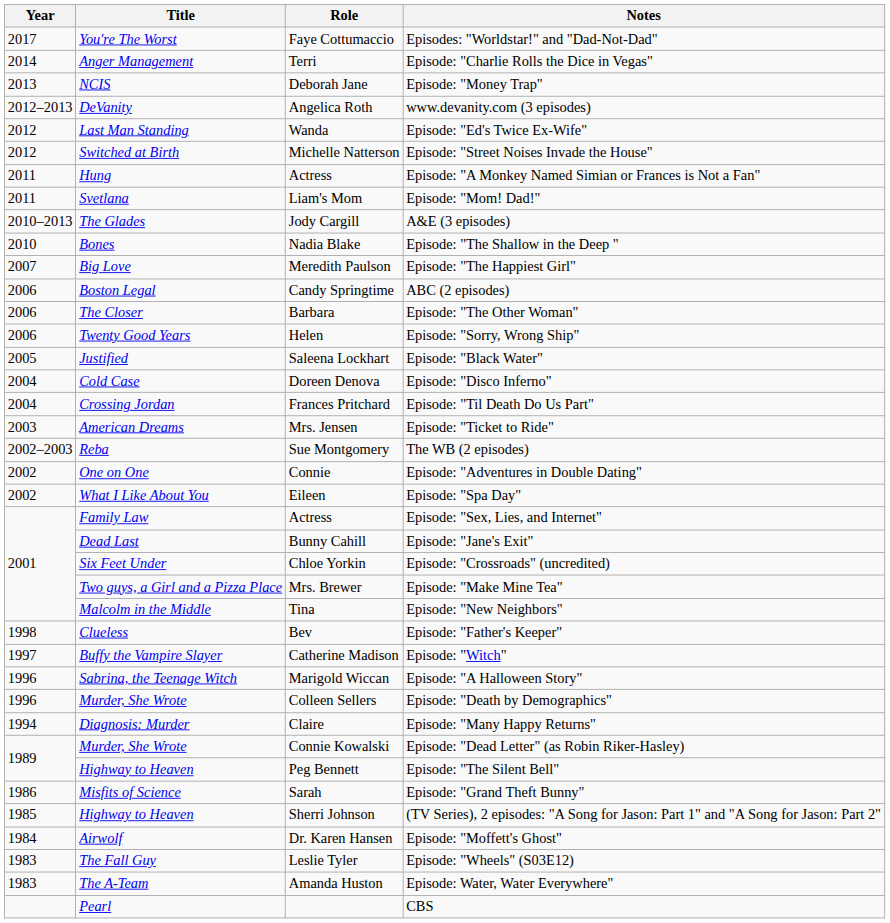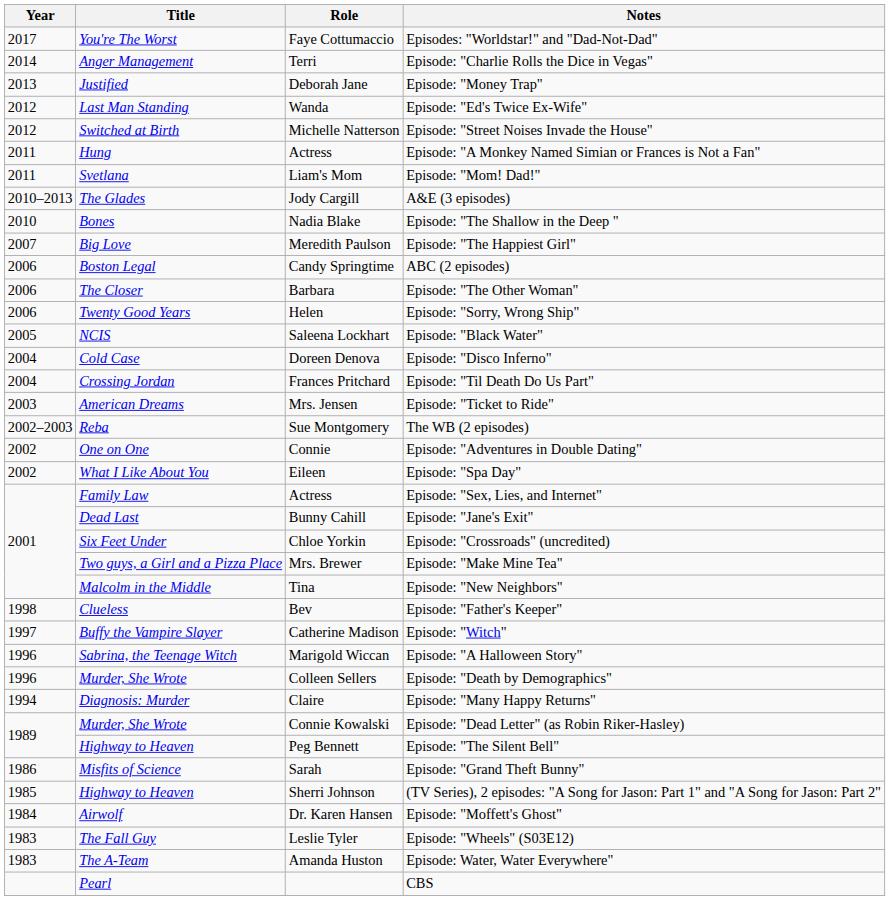(95, 84) NCIS -> (104, 84) Justified
- row: (498, 107)
(104, 358) Justified -> (95, 335) NCIS
